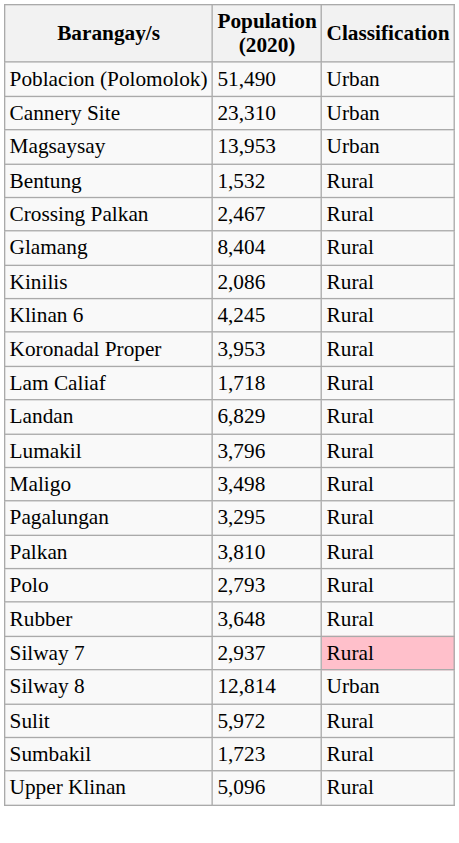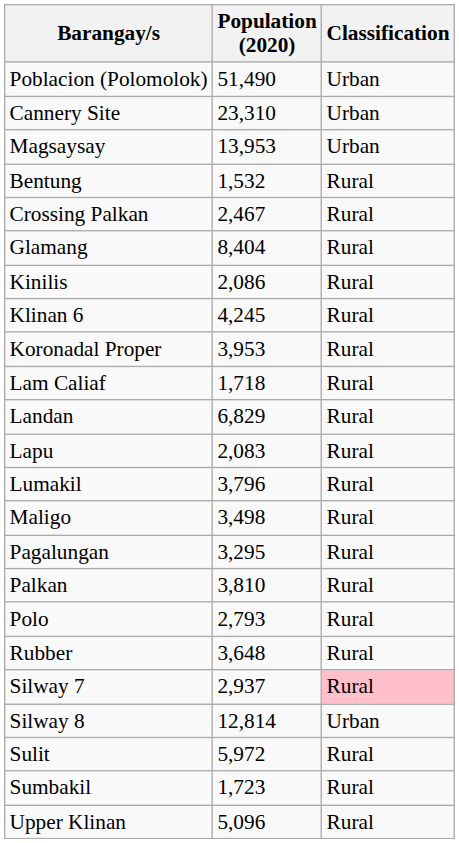+ row: (31, 450)
